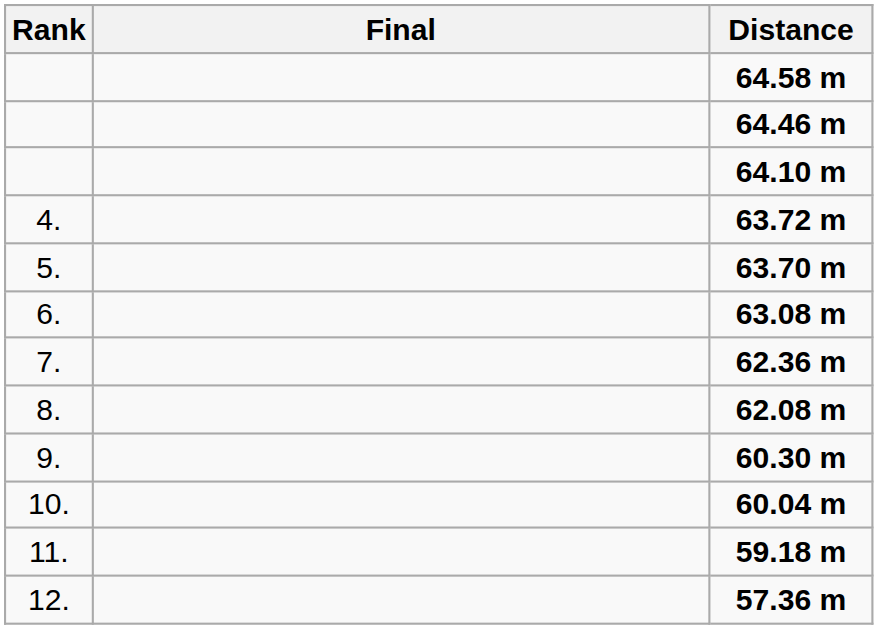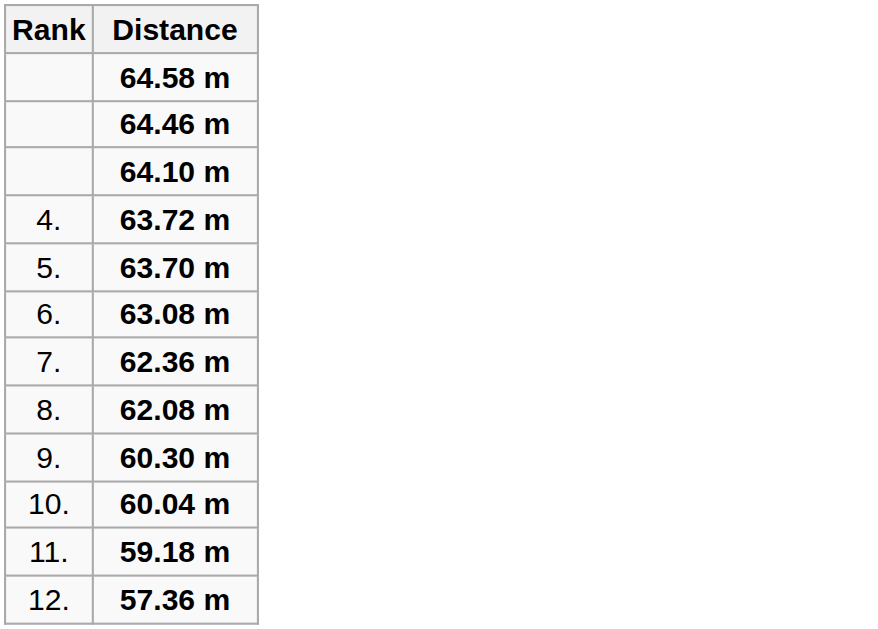- column: (401, 29)
